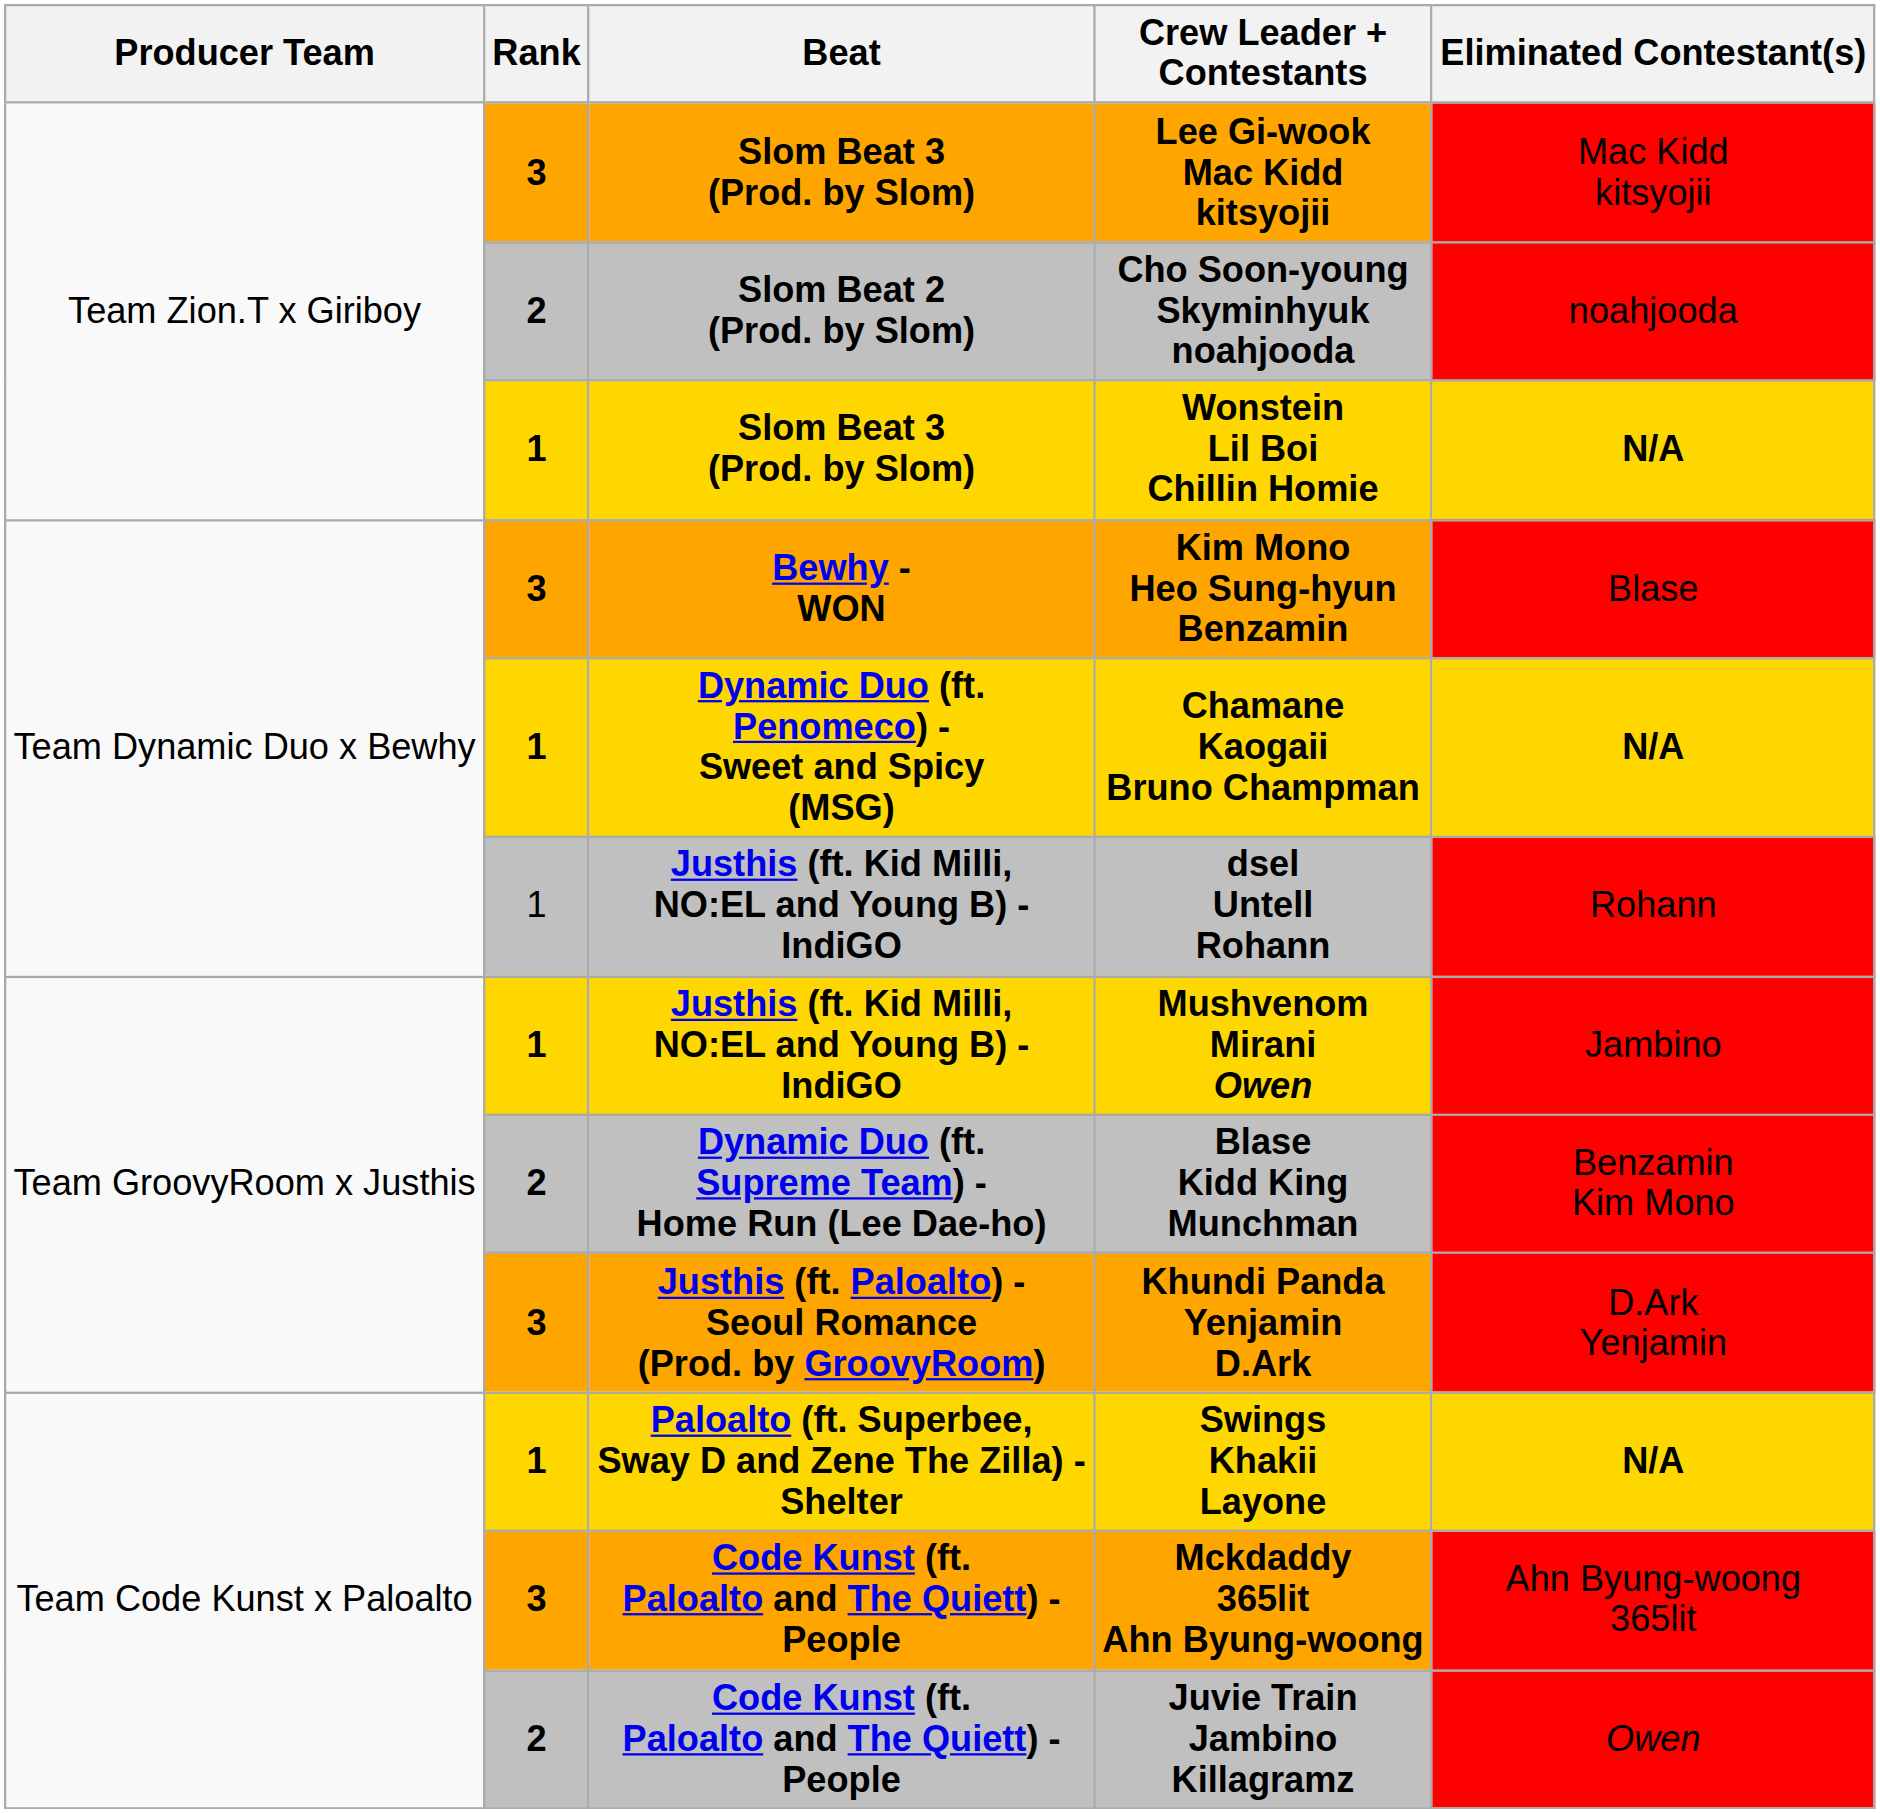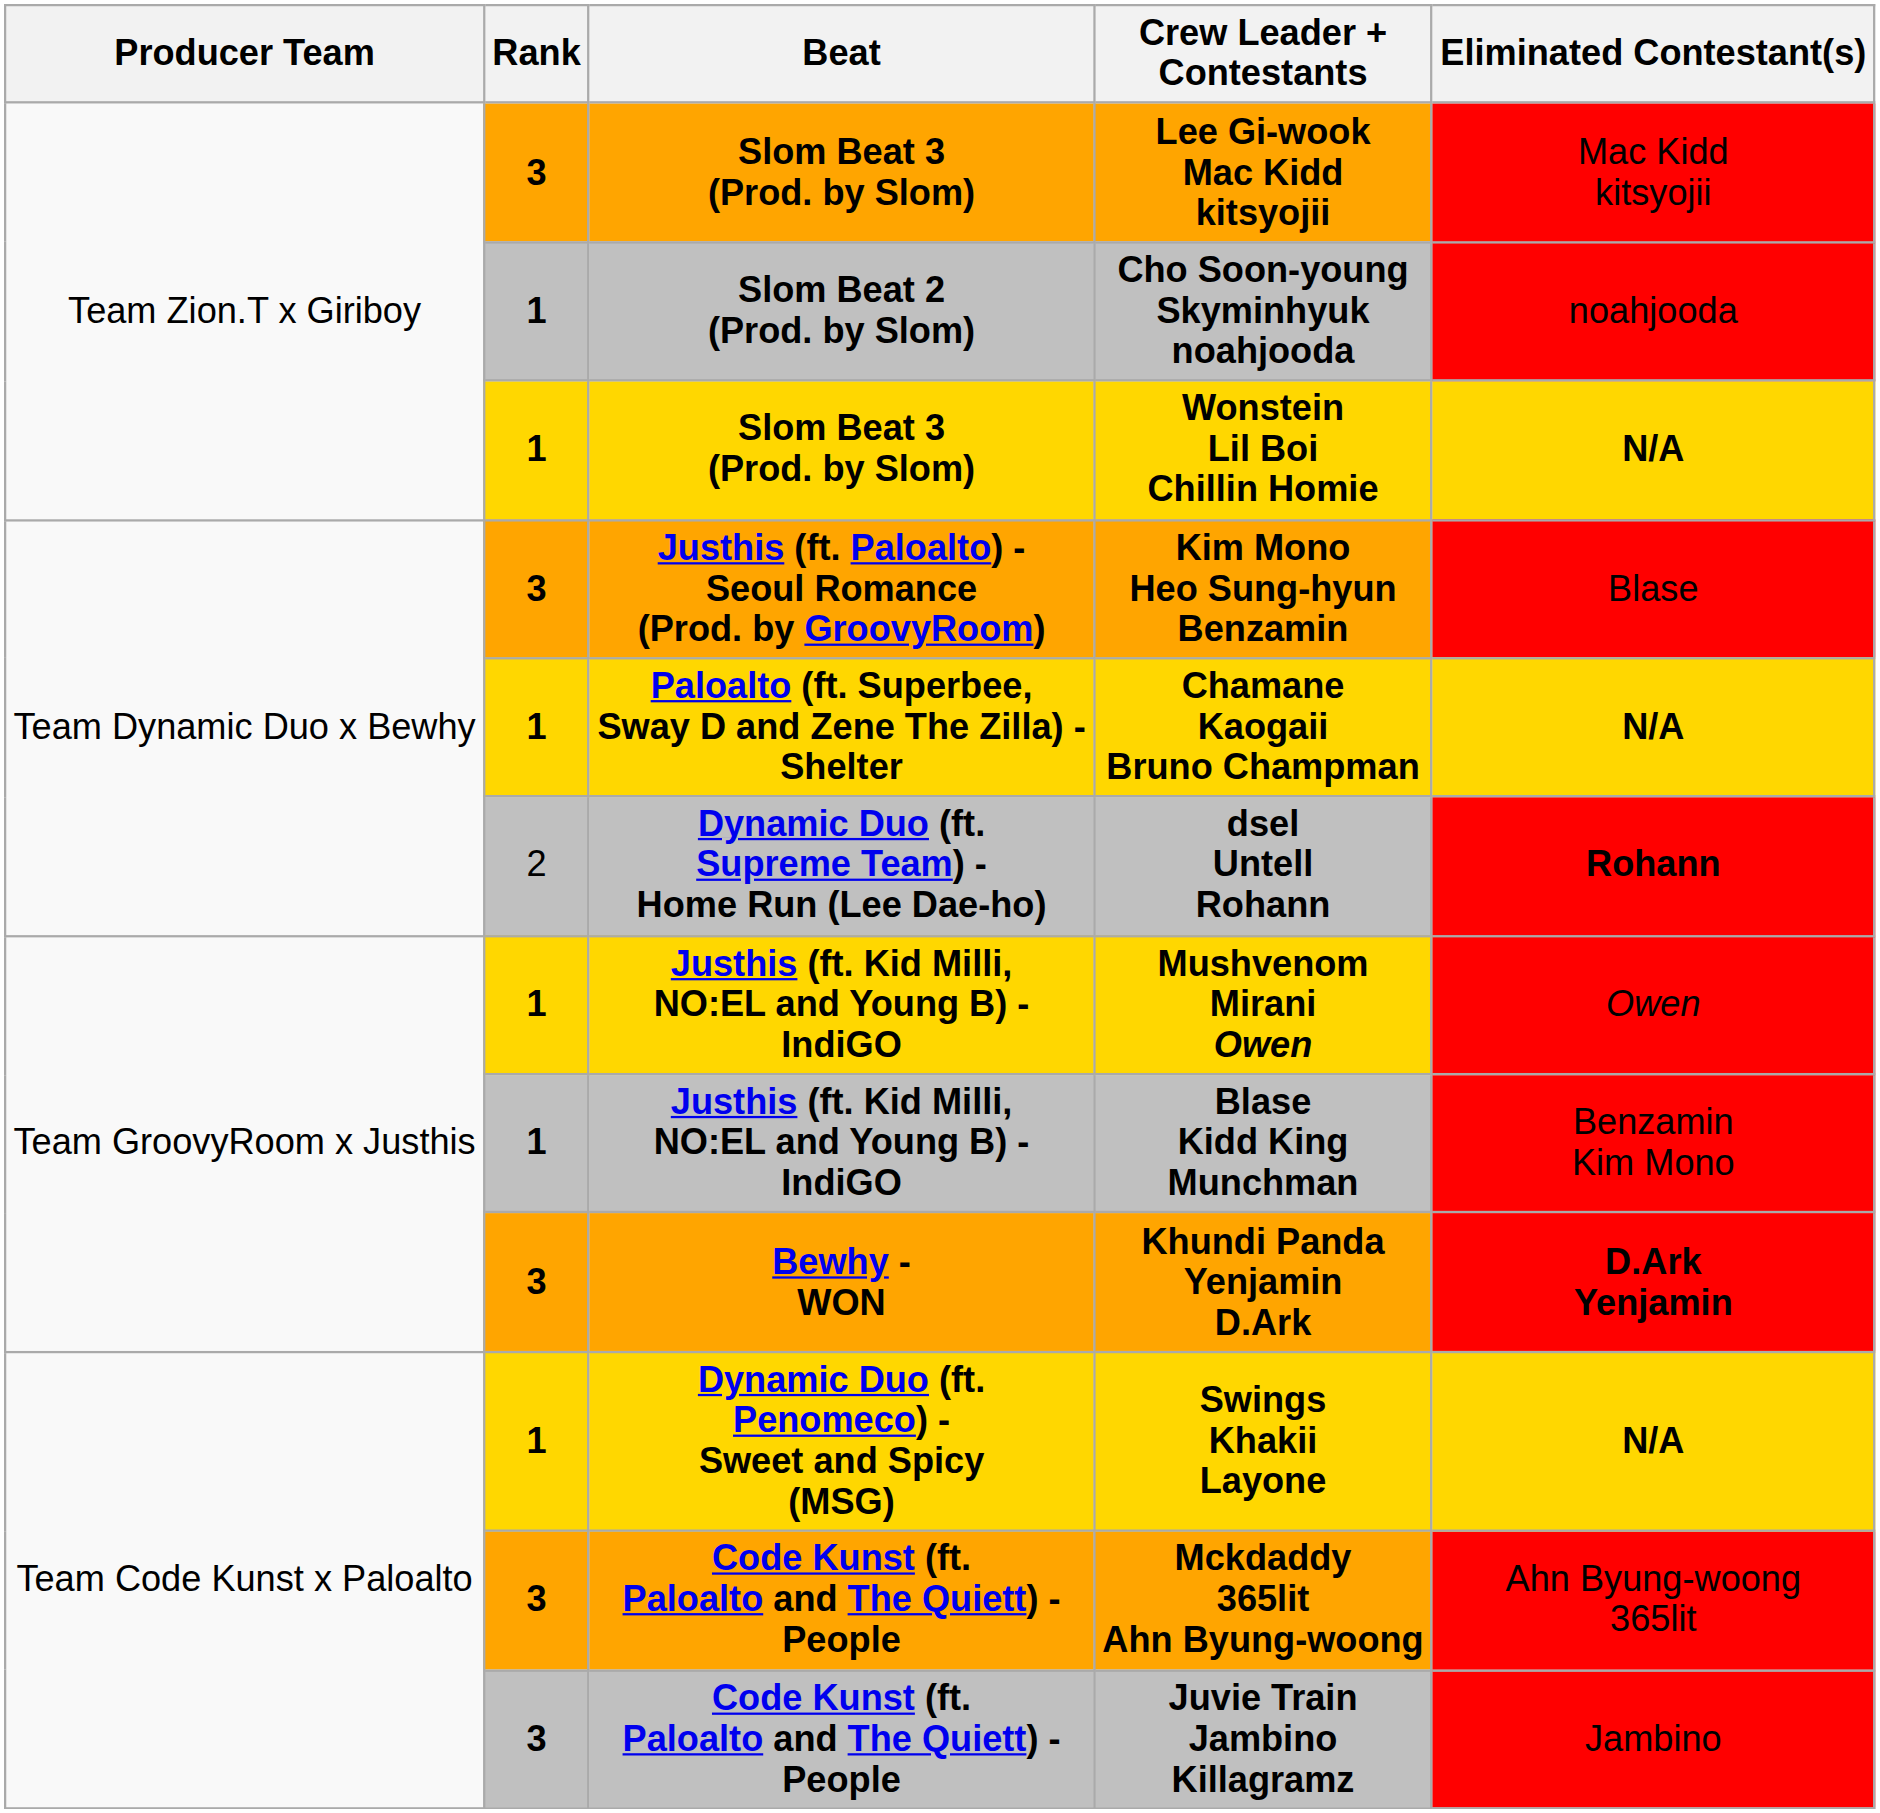(537, 310) 2 -> (537, 310) 1
(842, 588) Bewhy - WON -> (842, 588) Justhis (ft. Paloalto) - Seoul Romance (Prod. by GroovyRoom)
(842, 747) Dynamic Duo (ft. Penomeco) - Sweet and Spicy (MSG) -> (842, 726) Paloalto (ft. Superbee, Sway D and Zene The Zilla) - Shelter
(537, 906) 1 -> (537, 865) 2
(842, 906) Justhis (ft. Kid Milli, NO:EL and Young B) - IndiGO -> (842, 865) Dynamic Duo (ft. Supreme Team) - Home Run (Lee Dae-ho)
(1653, 906) normal -> (1653, 865) bold
(1653, 1044) Jambino -> (1653, 1004) Owen
(537, 1183) 2 -> (537, 1142) 1
(842, 1183) Dynamic Duo (ft. Supreme Team) - Home Run (Lee Dae-ho) -> (842, 1142) Justhis (ft. Kid Milli, NO:EL and Young B) - IndiGO
(842, 1322) Justhis (ft. Paloalto) - Seoul Romance (Prod. by GroovyRoom) -> (842, 1281) Bewhy - WON
(1653, 1322) normal -> (1653, 1281) bold
(842, 1460) Paloalto (ft. Superbee, Sway D and Zene The Zilla) - Shelter -> (842, 1440) Dynamic Duo (ft. Penomeco) - Sweet and Spicy (MSG)
(537, 1738) 2 -> (537, 1738) 3
(1653, 1738) Owen -> (1653, 1738) Jambino
